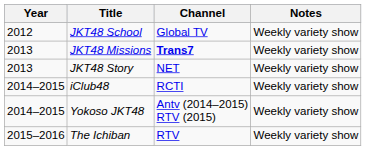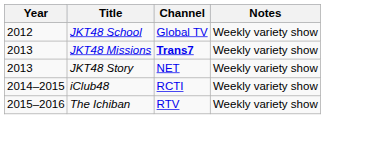- row: (107, 111)
